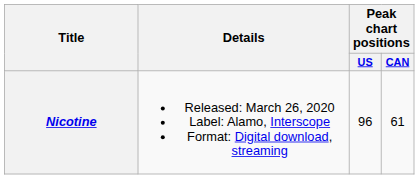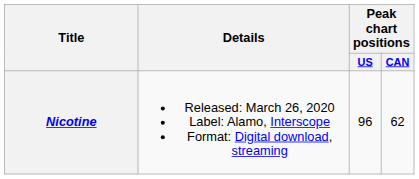(398, 122) 61 -> (398, 122) 62
